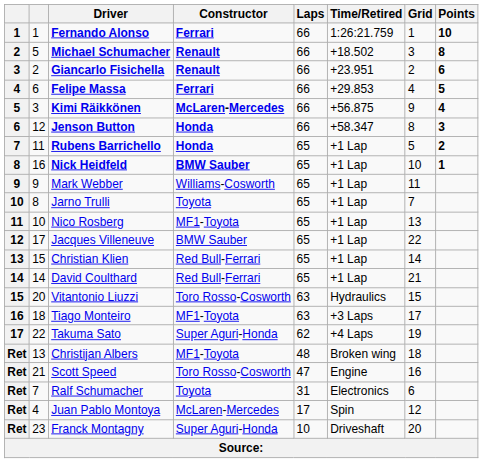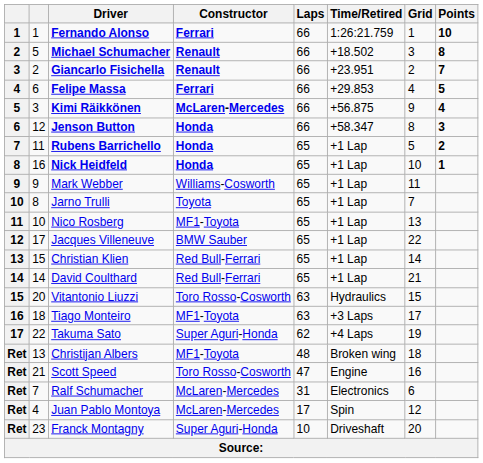(442, 70) 6 -> (442, 70) 7
(213, 164) BMW Sauber -> (194, 164) Honda
(193, 391) Toyota -> (227, 391) McLaren-Mercedes
